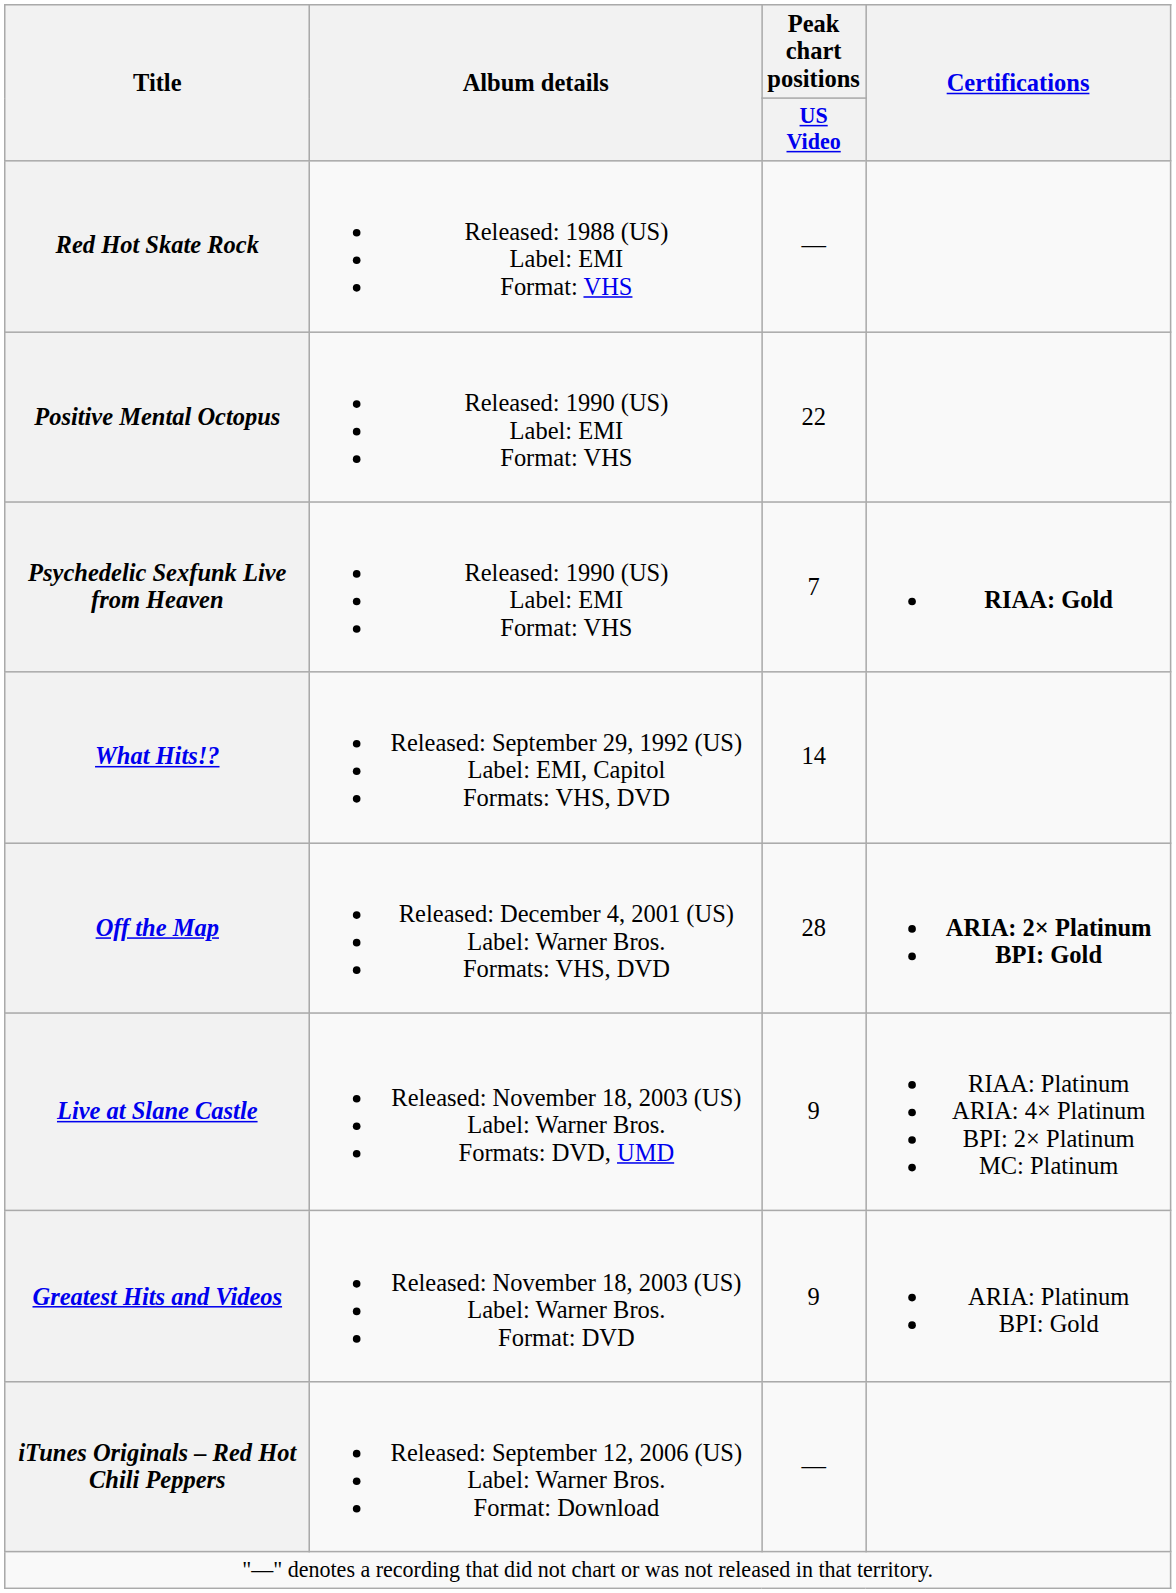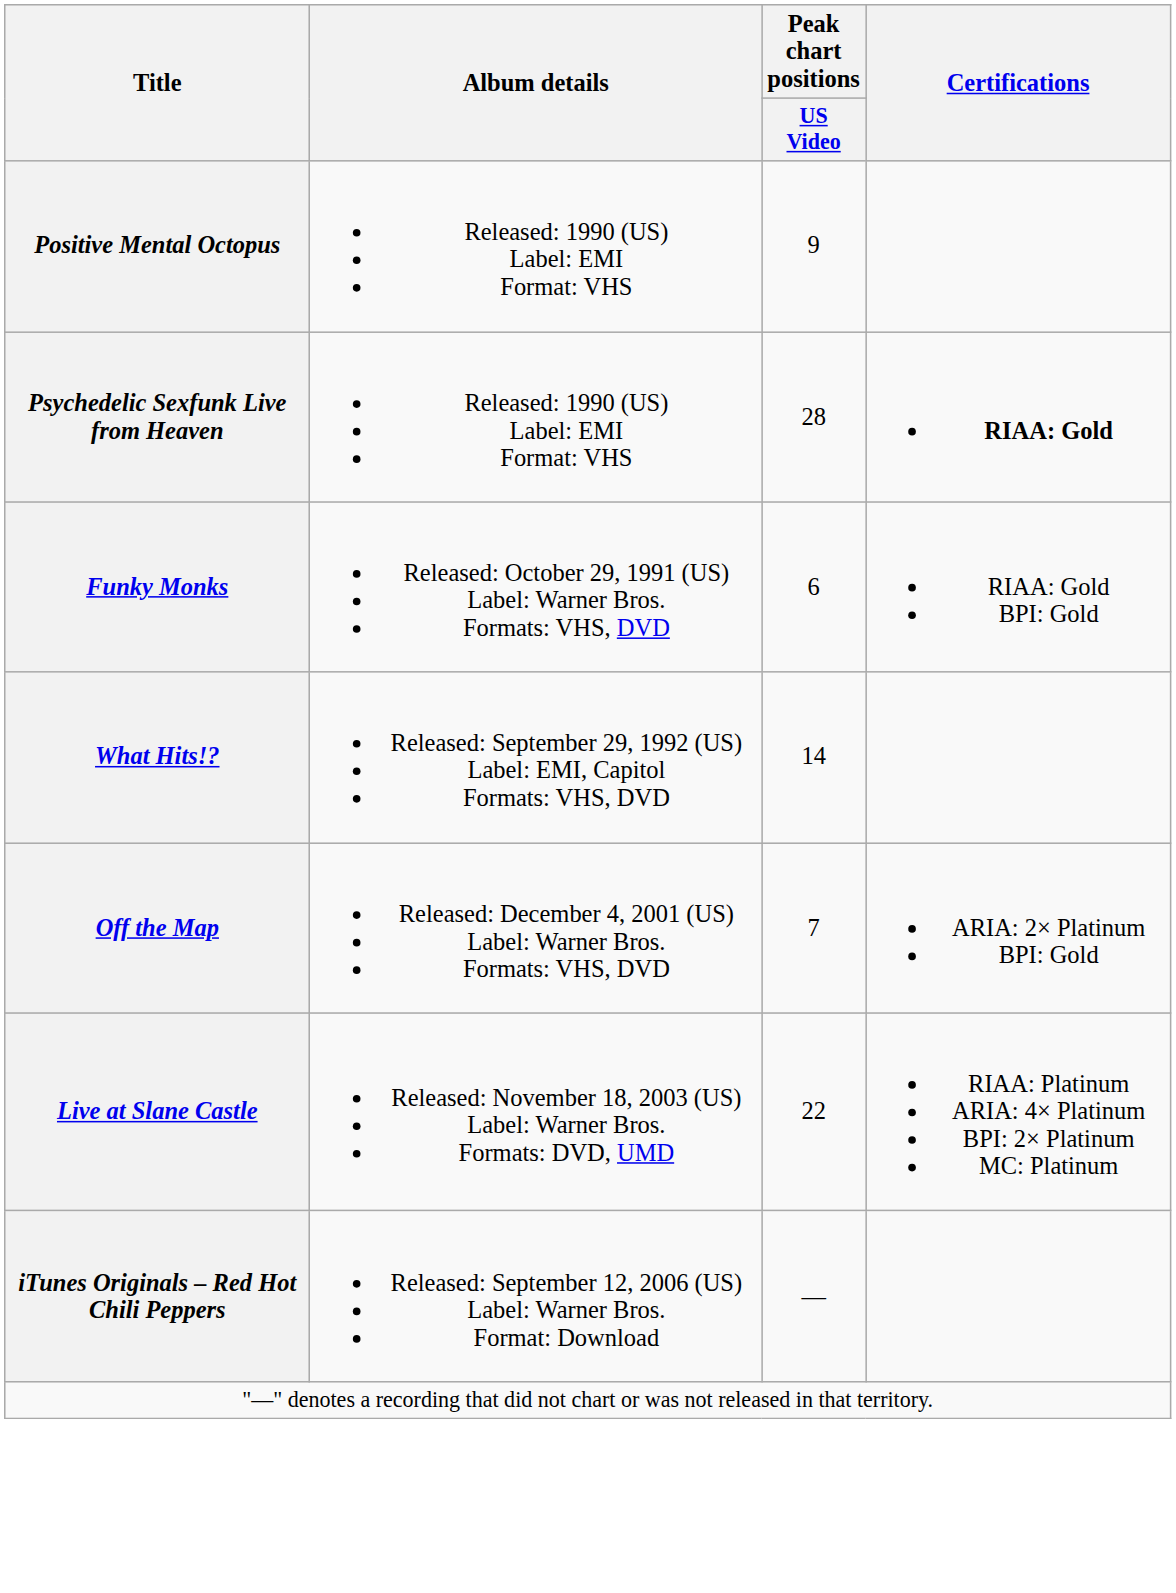- row: (157, 245)
(814, 416) 22 -> (814, 245) 9
(814, 586) 7 -> (814, 416) 28
+ row: (157, 586)
(814, 927) 28 -> (814, 927) 7
(1018, 942) bold -> (1018, 942) normal
(814, 1111) 9 -> (814, 1111) 22
- row: (157, 1295)
